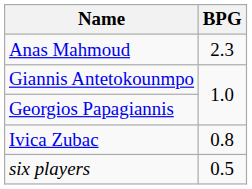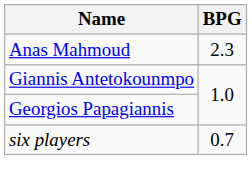- row: (54, 139)
(222, 169) 0.5 -> (222, 139) 0.7
